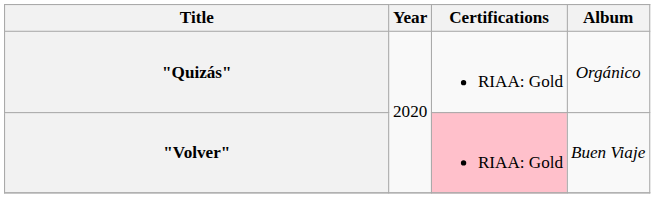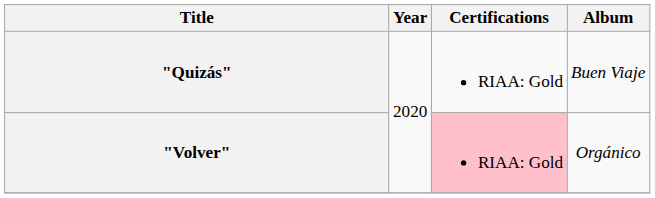(608, 71) Orgánico -> (608, 71) Buen Viaje
(608, 152) Buen Viaje -> (608, 152) Orgánico
